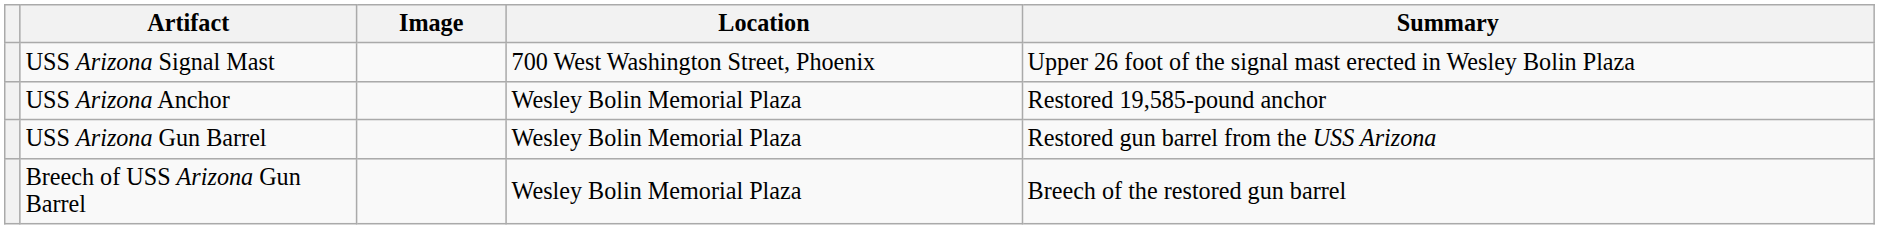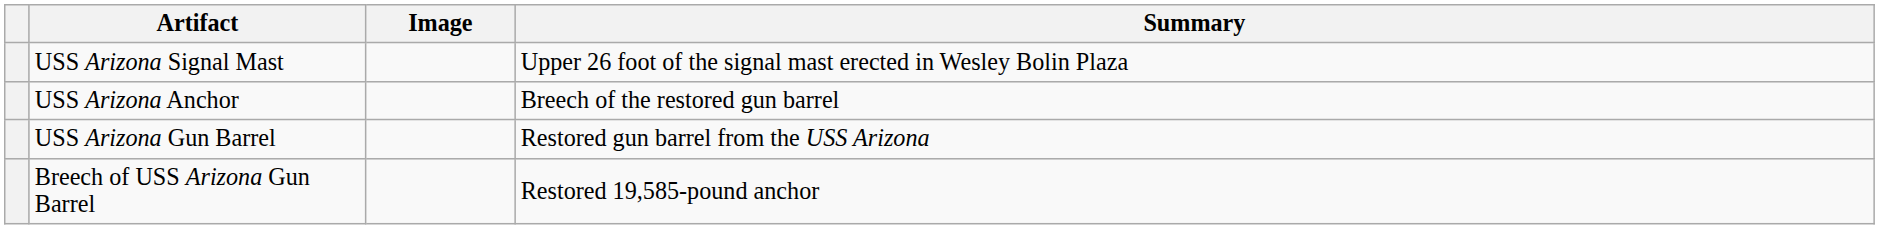- column: (764, 23)
(1177, 100) Restored 19,585-pound anchor -> (680, 100) Breech of the restored gun barrel
(1187, 190) Breech of the restored gun barrel -> (670, 190) Restored 19,585-pound anchor
